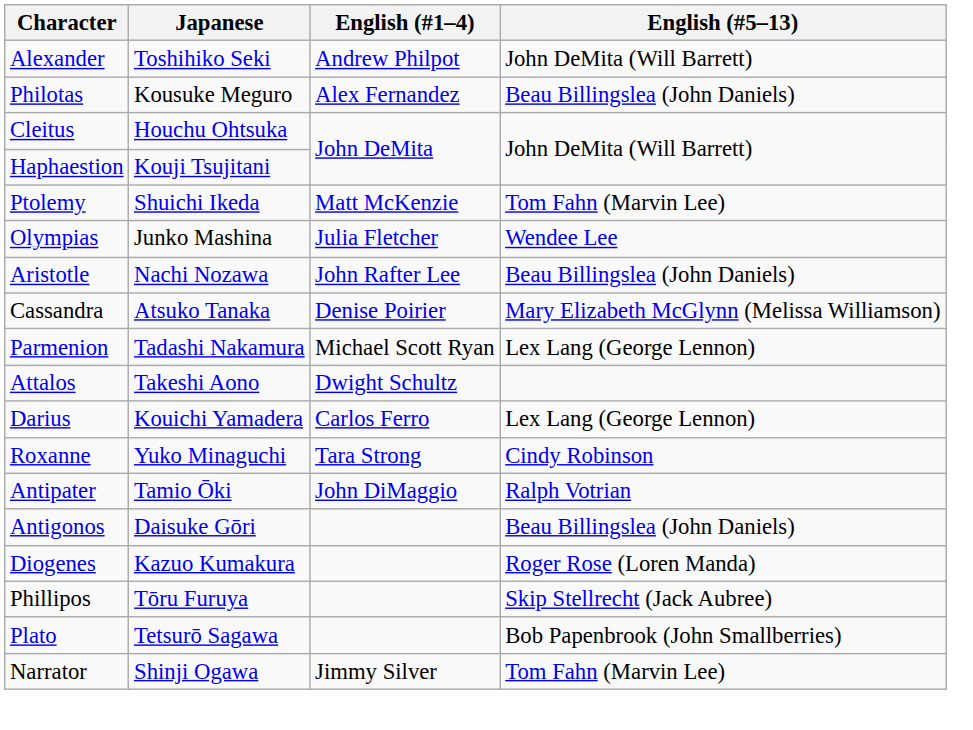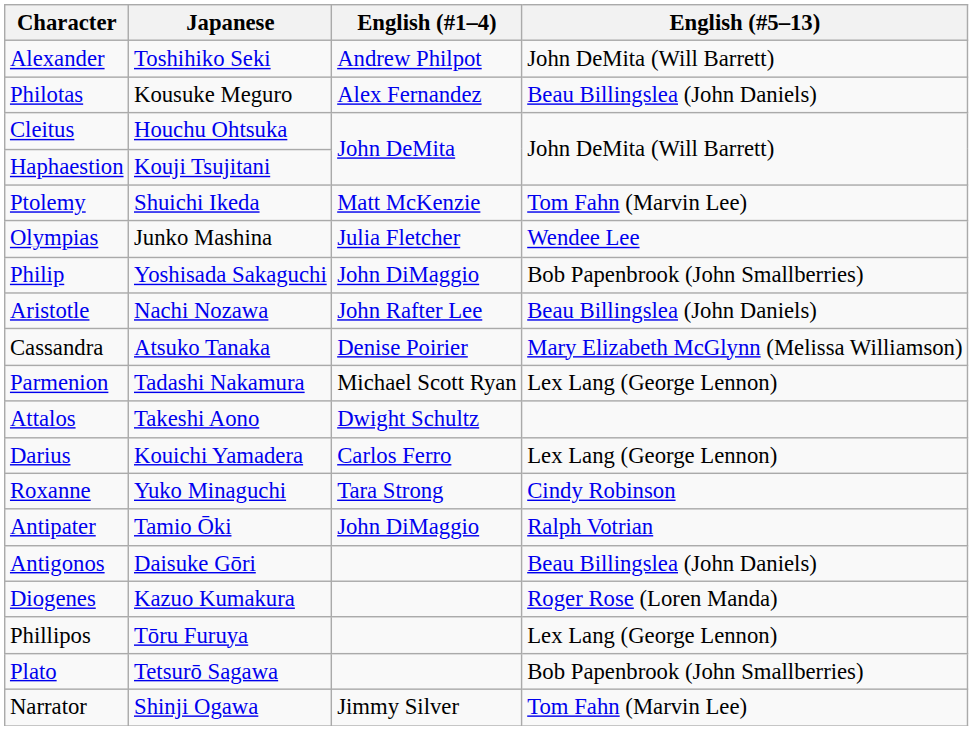+ row: (37, 274)
(639, 599) Skip Stellrecht (Jack Aubree) -> (652, 635) Lex Lang (George Lennon)
